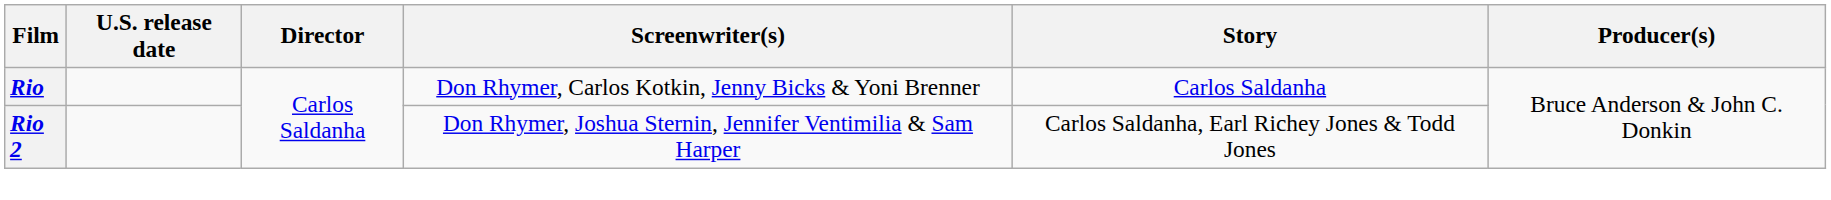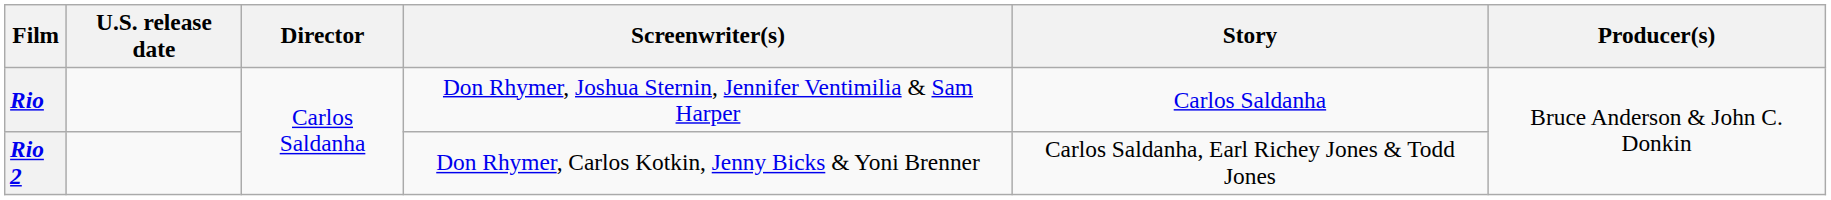(708, 86) Don Rhymer, Carlos Kotkin, Jenny Bicks & Yoni Brenner -> (708, 99) Don Rhymer, Joshua Sternin, Jennifer Ventimilia & Sam Harper
(708, 136) Don Rhymer, Joshua Sternin, Jennifer Ventimilia & Sam Harper -> (708, 162) Don Rhymer, Carlos Kotkin, Jenny Bicks & Yoni Brenner
